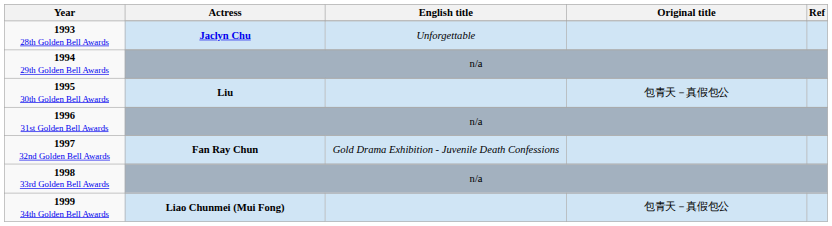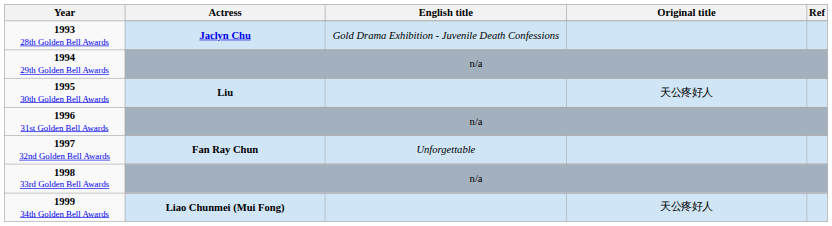(446, 35) Unforgettable -> (446, 35) Gold Drama Exhibition - Juvenile Death Confessions
(686, 92) 包青天－真假包公 -> (686, 92) 天公疼好人
(446, 150) Gold Drama Exhibition - Juvenile Death Confessions -> (446, 150) Unforgettable
(686, 206) 包青天－真假包公 -> (686, 206) 天公疼好人
